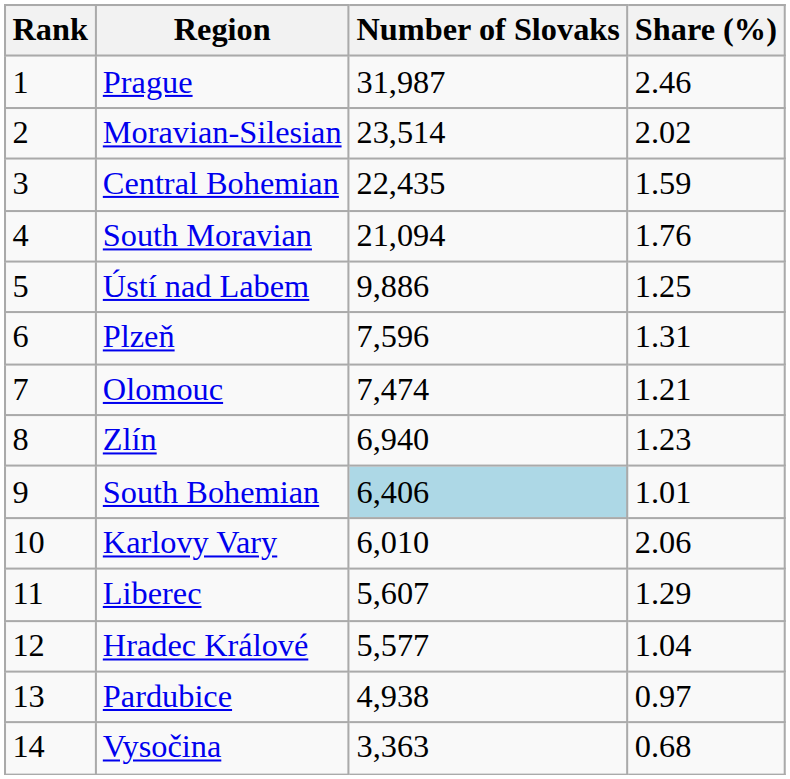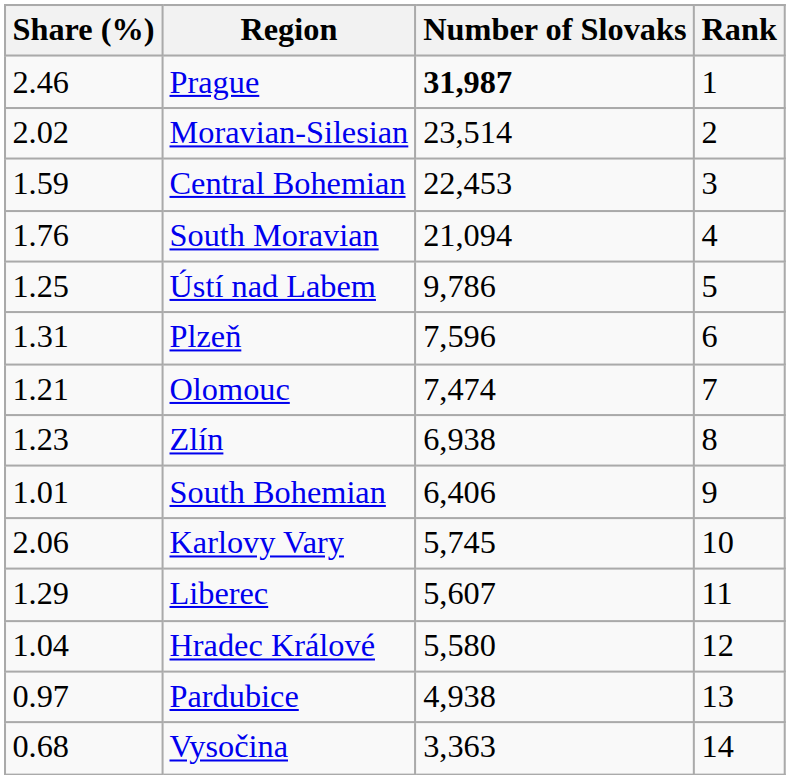columns swapped: (50, 30) <-> (706, 30)
(401, 81) normal -> (468, 81) bold
(401, 183) 22,435 -> (468, 183) 22,453
(393, 286) 9,886 -> (460, 286) 9,786
(393, 440) 6,940 -> (460, 440) 6,938
(393, 491) lightblue background -> (460, 491) no background
(393, 542) 6,010 -> (460, 542) 5,745
(393, 645) 5,577 -> (460, 645) 5,580
